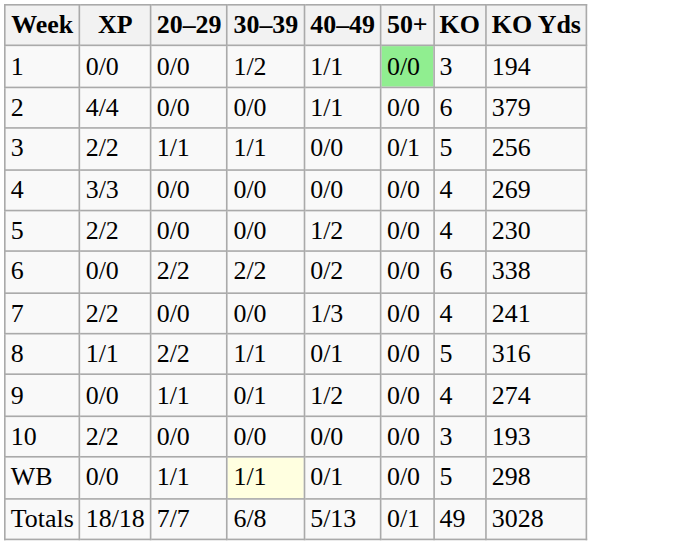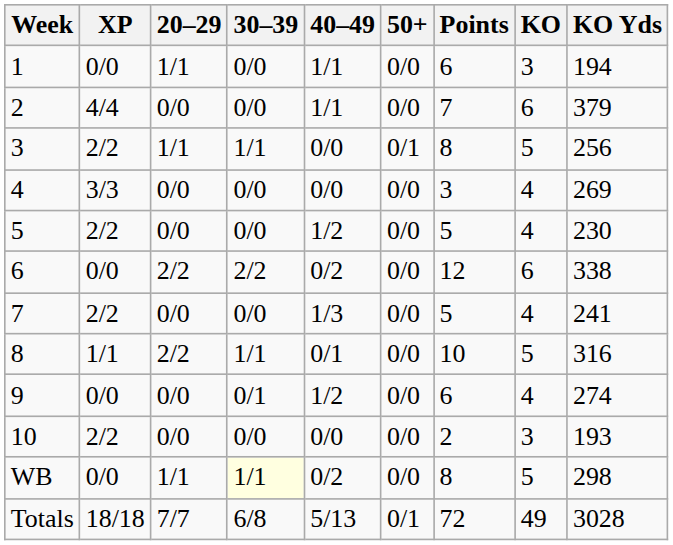+ column: (474, 25)
(173, 66) 0/0 -> (173, 66) 1/1
(250, 66) 1/2 -> (250, 66) 0/0
(404, 66) lightgreen background -> (404, 66) no background
(173, 395) 1/1 -> (173, 395) 0/0
(327, 477) 0/1 -> (327, 477) 0/2
